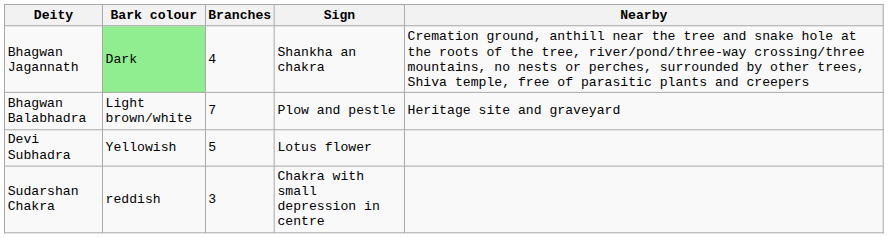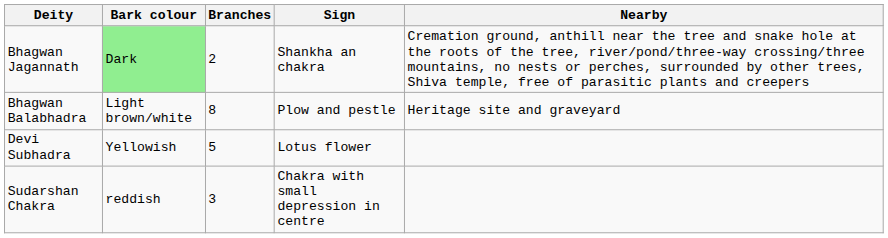(212, 59) 4 -> (212, 59) 2
(212, 111) 7 -> (212, 111) 8
